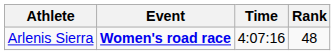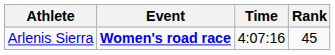(309, 39) 48 -> (309, 39) 45
